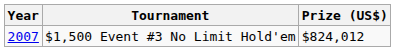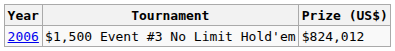(23, 36) 2007 -> (23, 36) 2006
